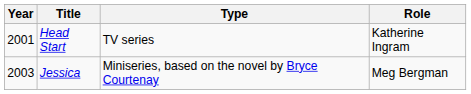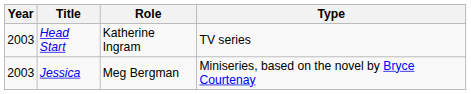columns swapped: (417, 14) <-> (234, 14)
(21, 40) 2001 -> (21, 40) 2003
